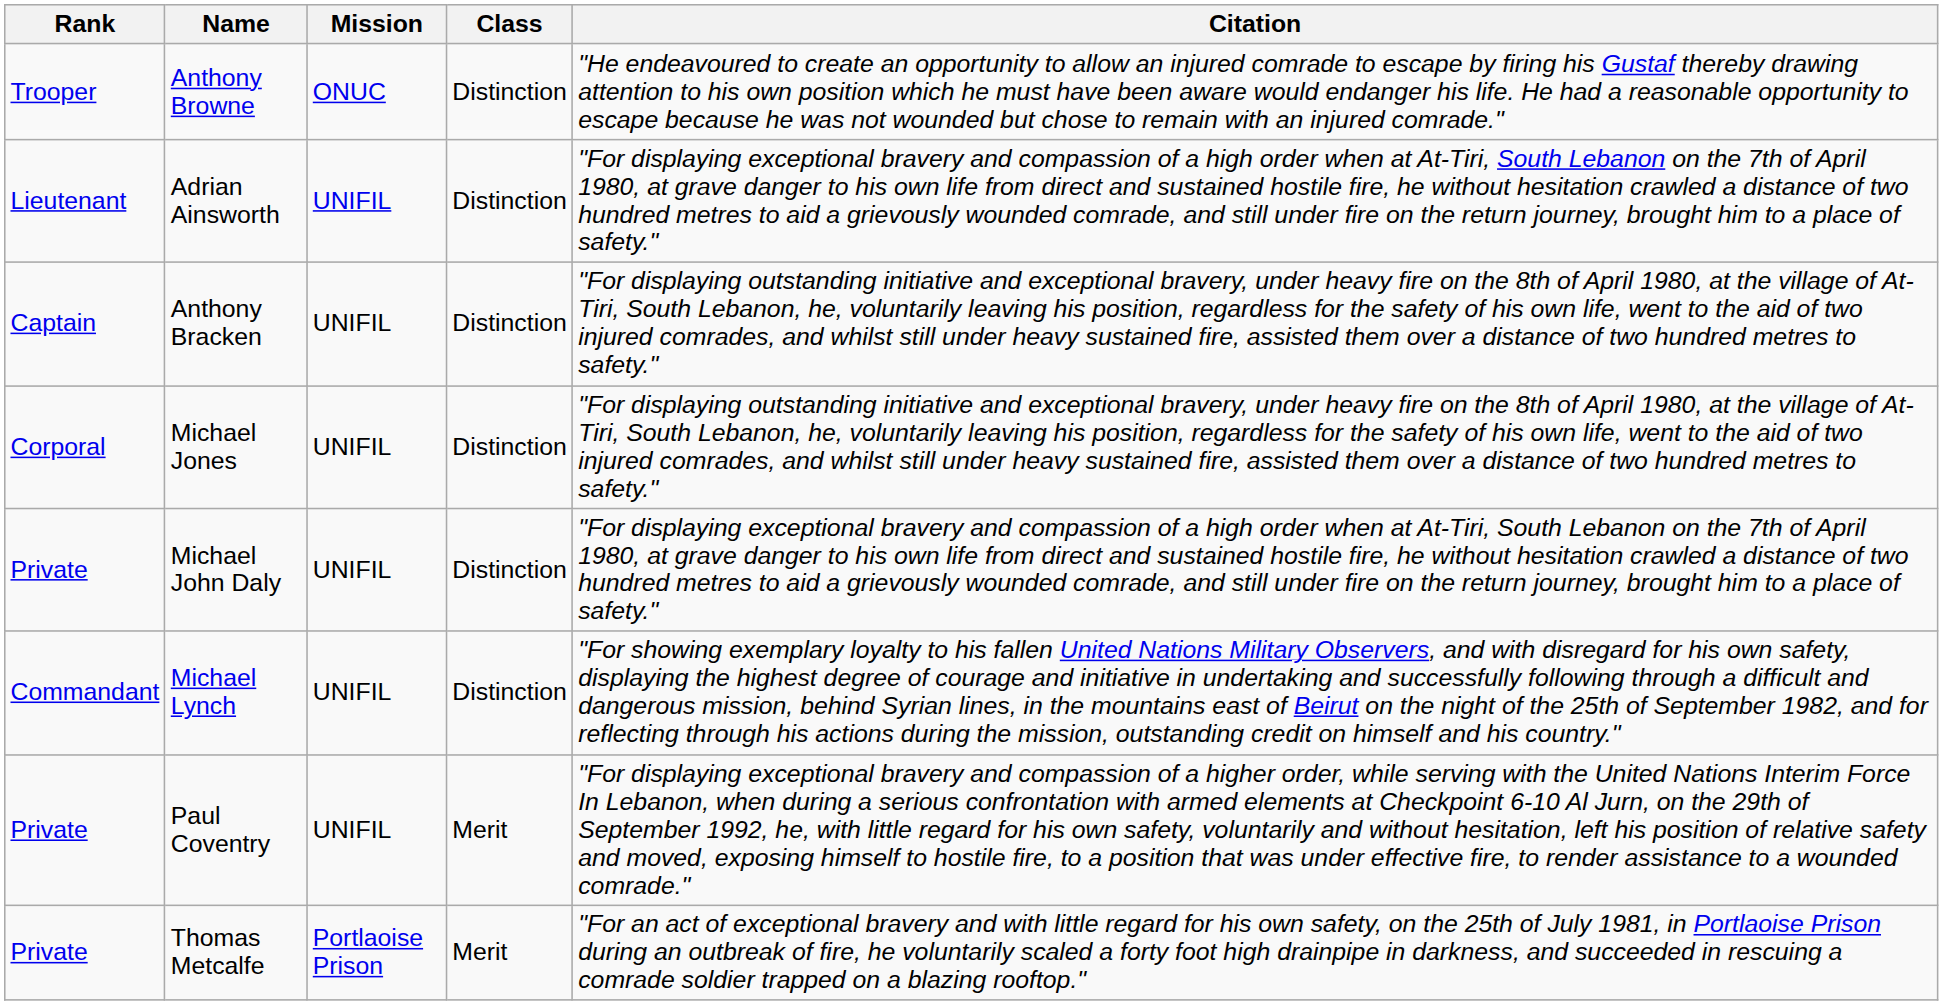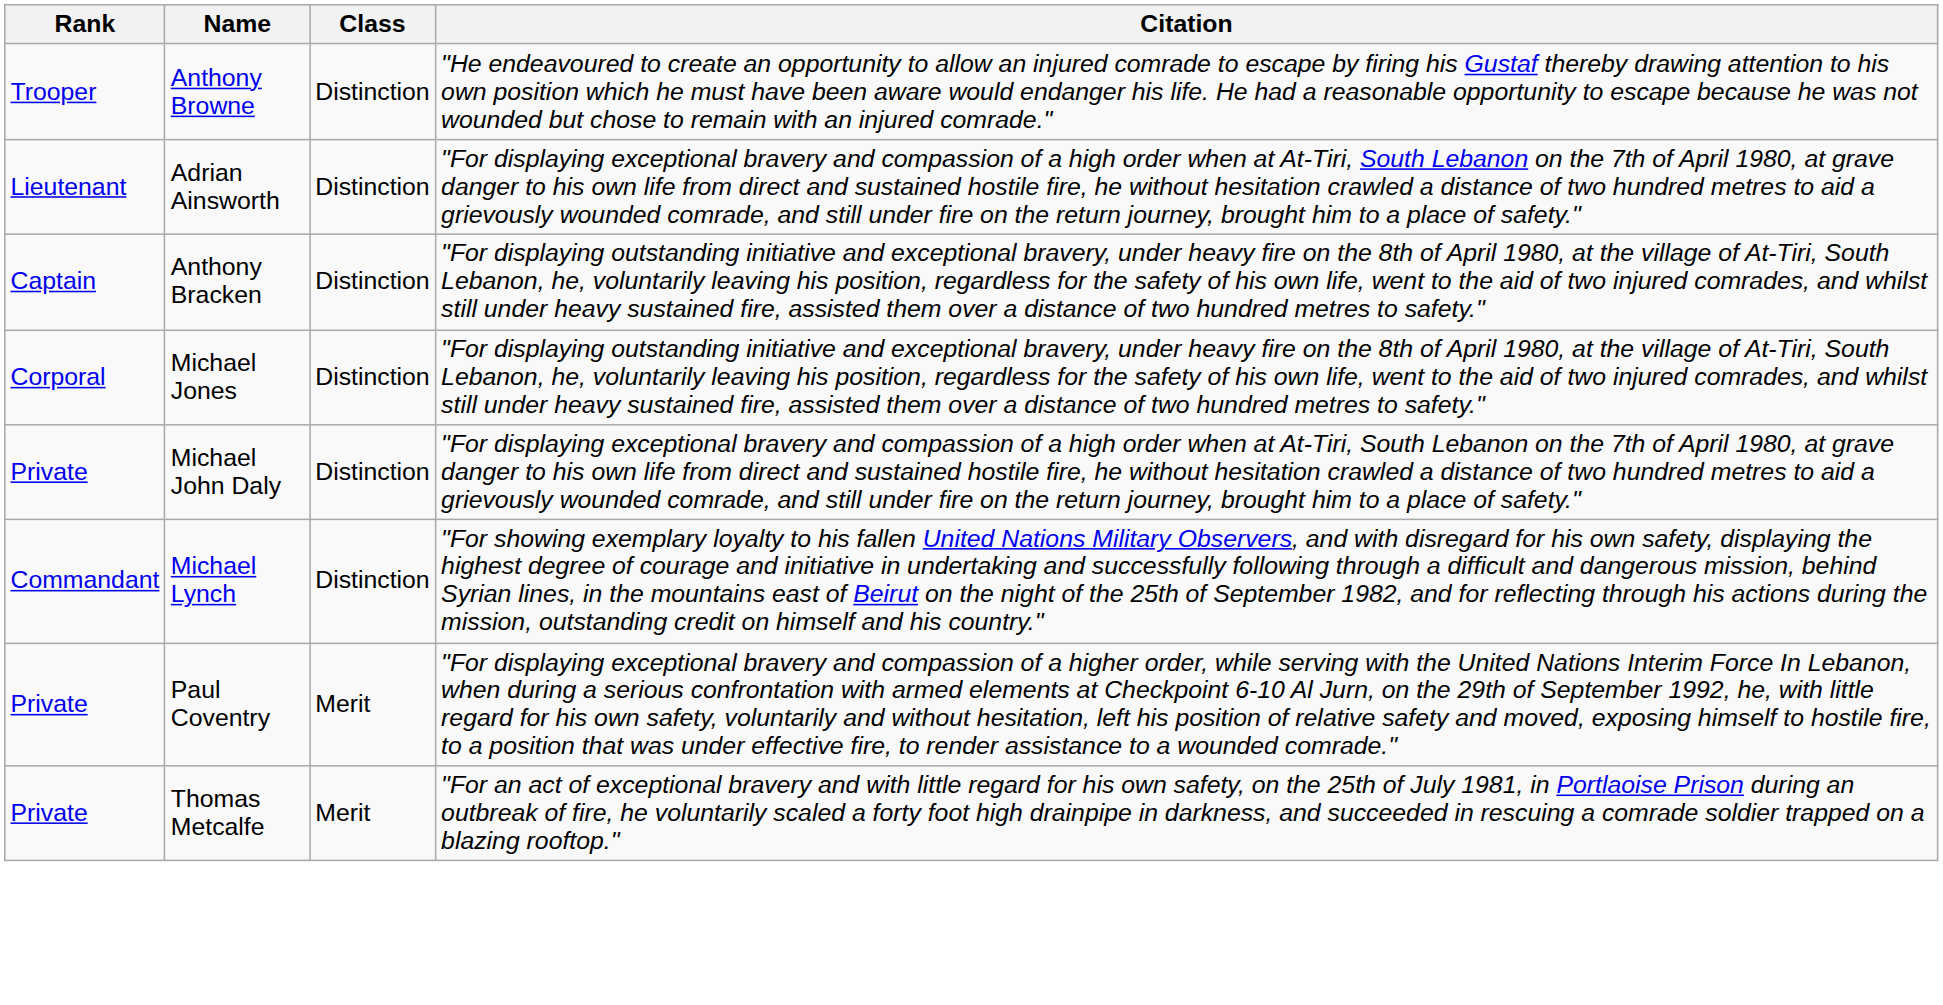- column: (377, 24)
